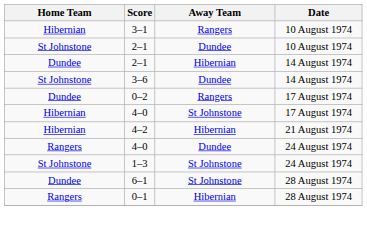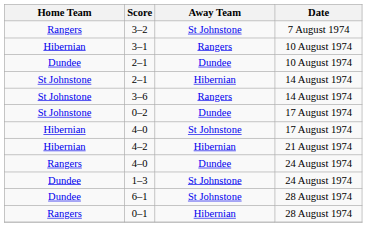+ row: (140, 29)
(65, 46) St Johnstone -> (65, 63) Dundee
(65, 63) Dundee -> (65, 79) St Johnstone
(215, 79) Dundee -> (215, 96) Rangers
(65, 96) Dundee -> (65, 113) St Johnstone
(215, 96) Rangers -> (215, 113) Dundee
(65, 163) St Johnstone -> (65, 180) Dundee
